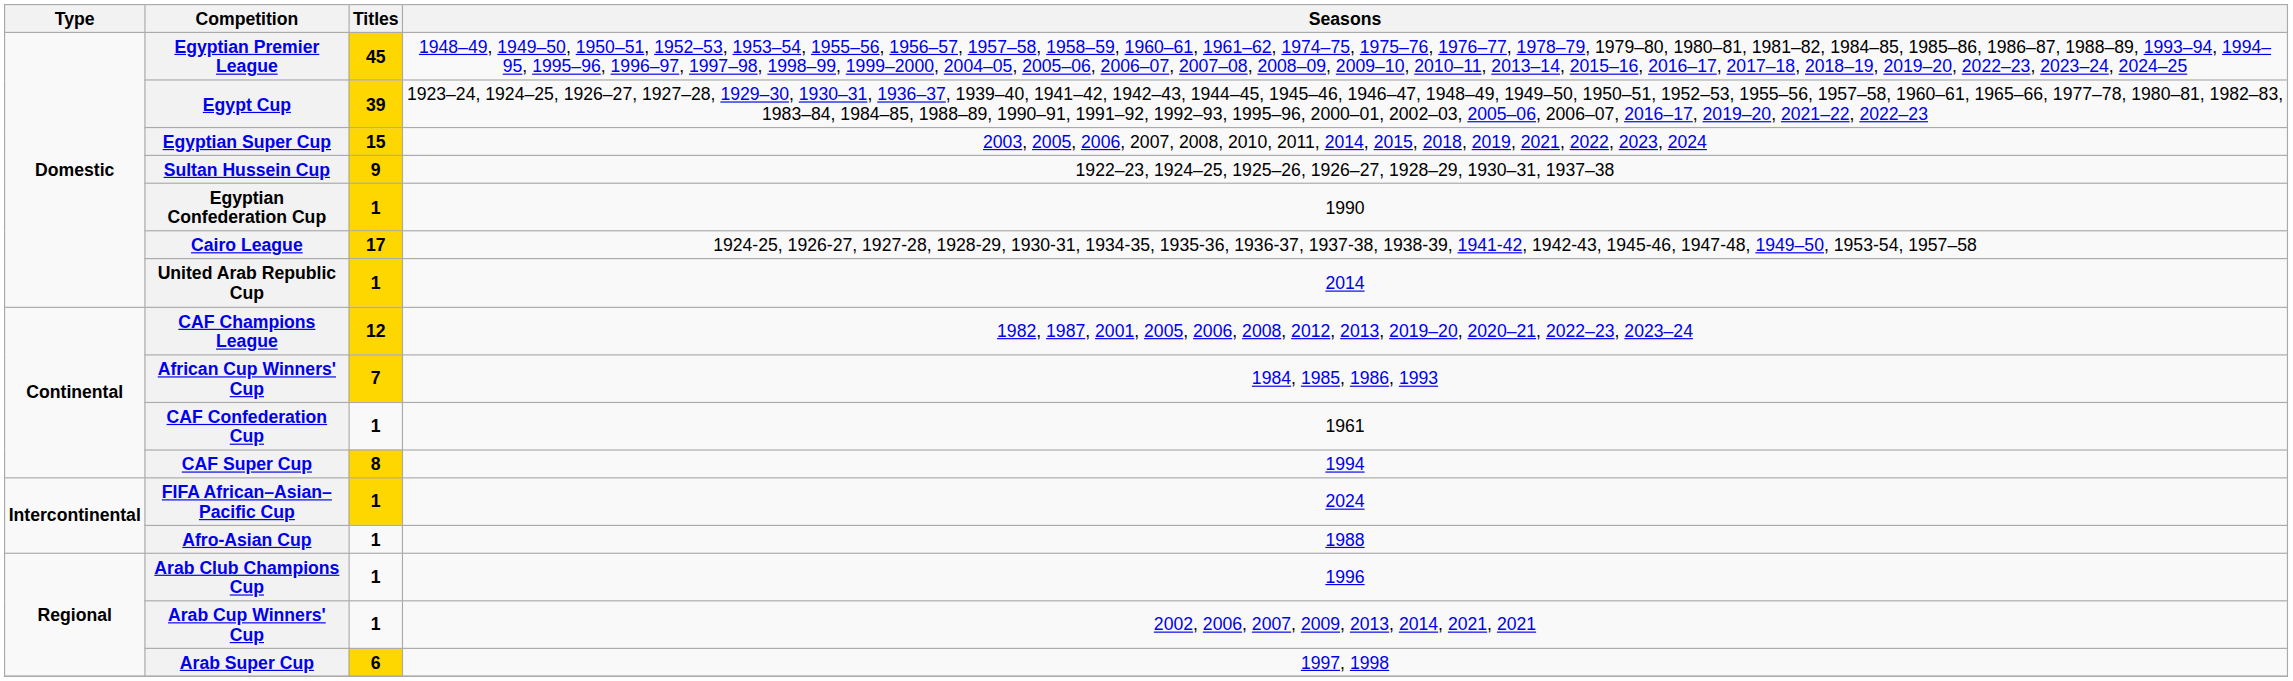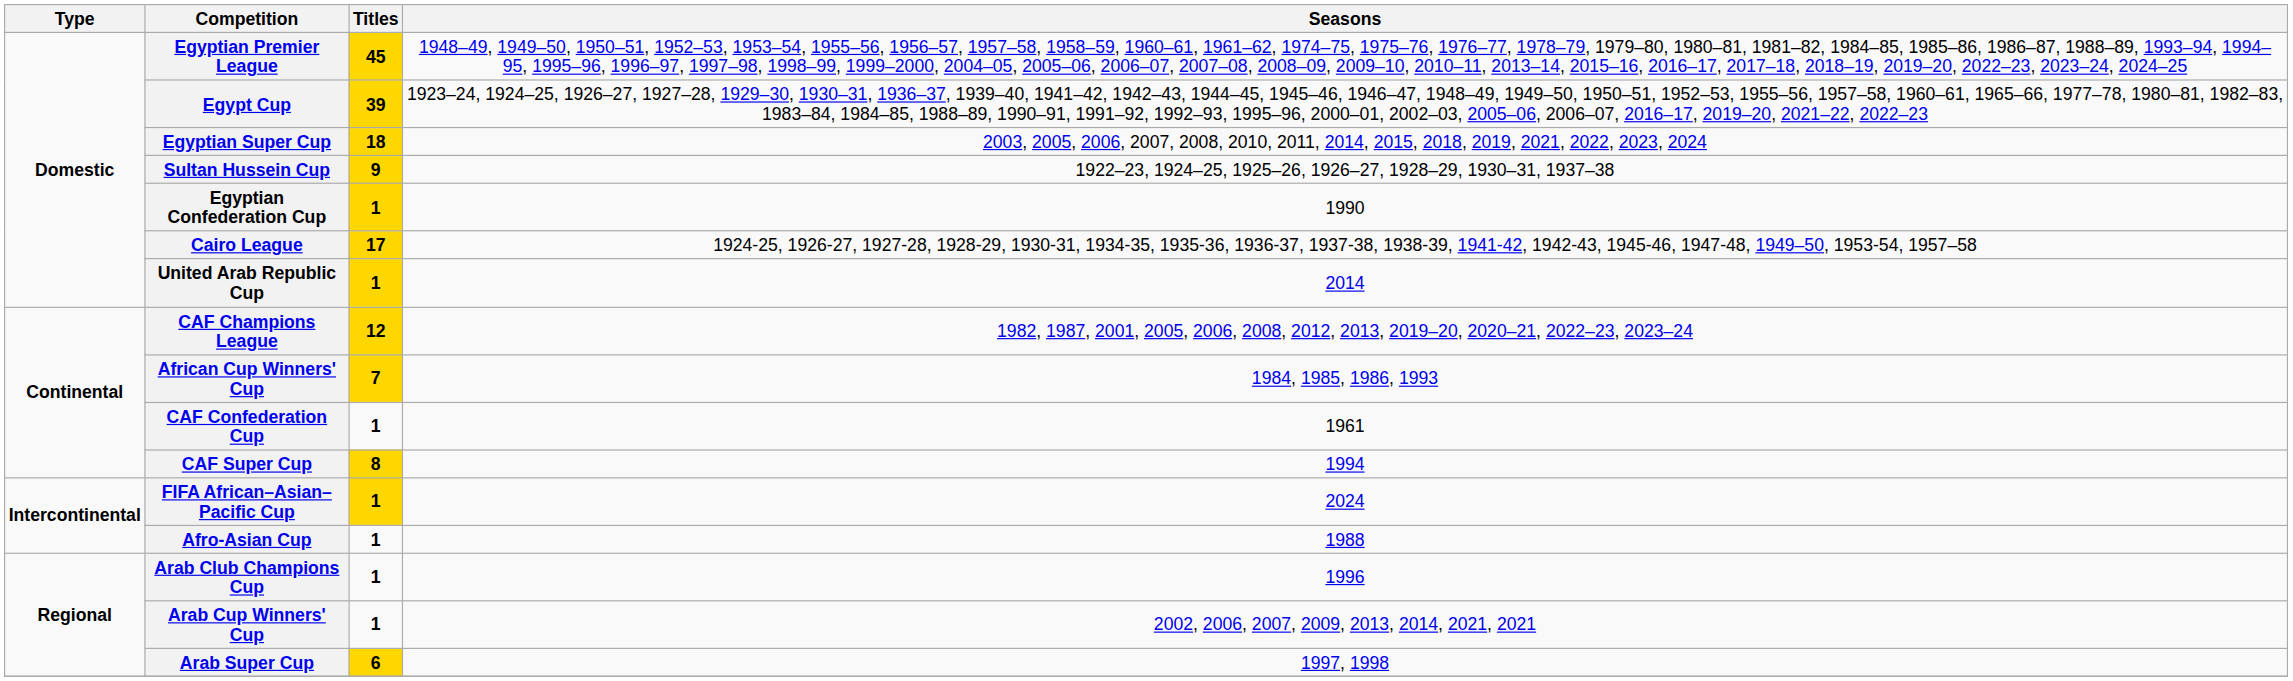(376, 142) 15 -> (376, 142) 18
